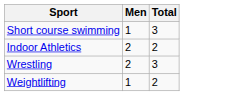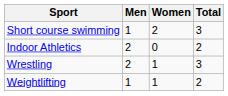+ column: (171, 13)
